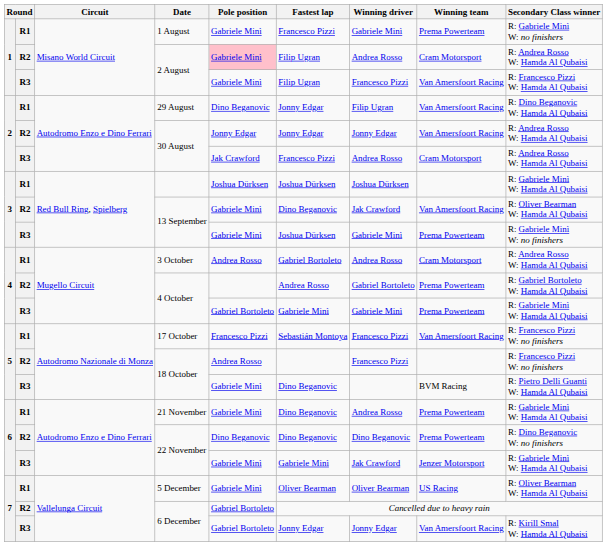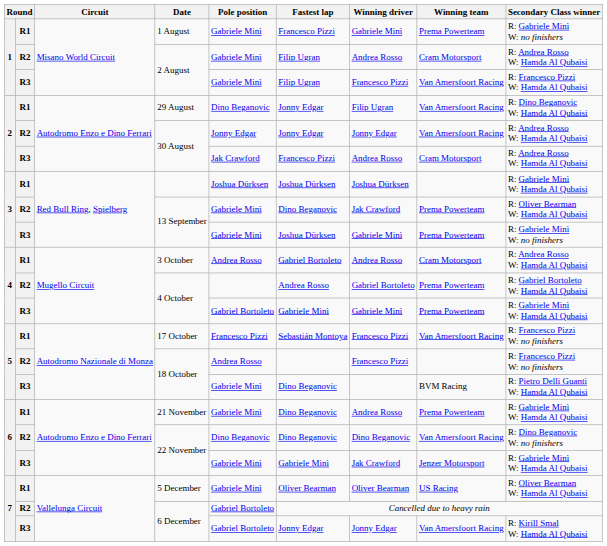(236, 56) pink background -> (236, 56) no background
(461, 209) Van Amersfoort Racing -> (452, 209) Prema Powerteam
(452, 437) Prema Powerteam -> (461, 437) Van Amersfoort Racing
